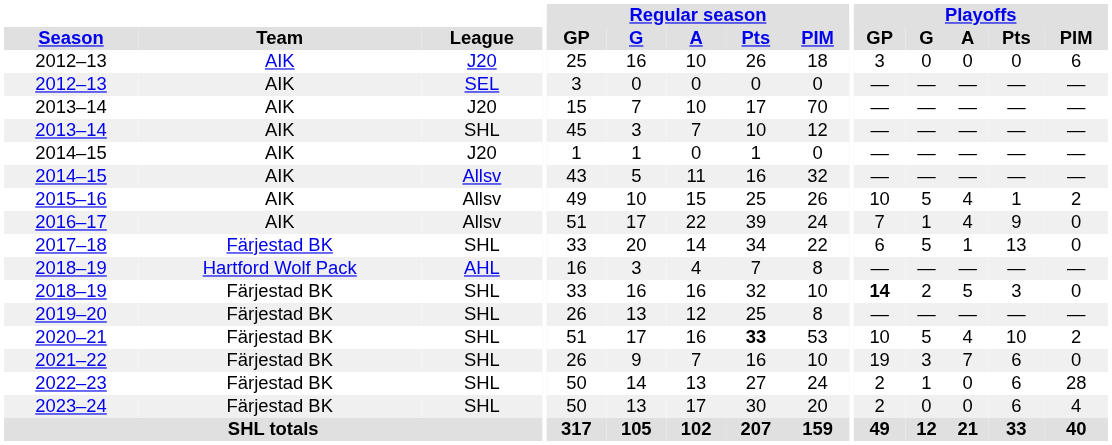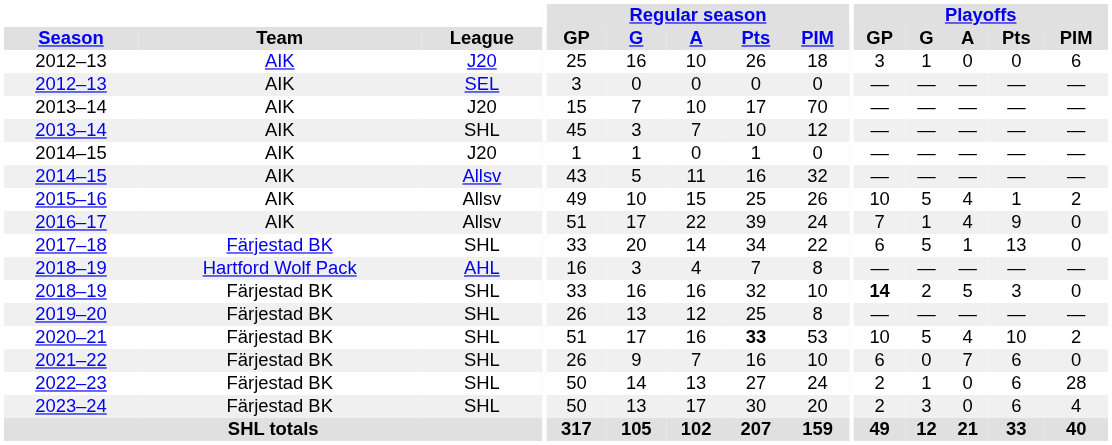(926, 61) 0 -> (926, 61) 1
(880, 360) 19 -> (880, 360) 6
(926, 360) 3 -> (926, 360) 0
(926, 406) 0 -> (926, 406) 3
